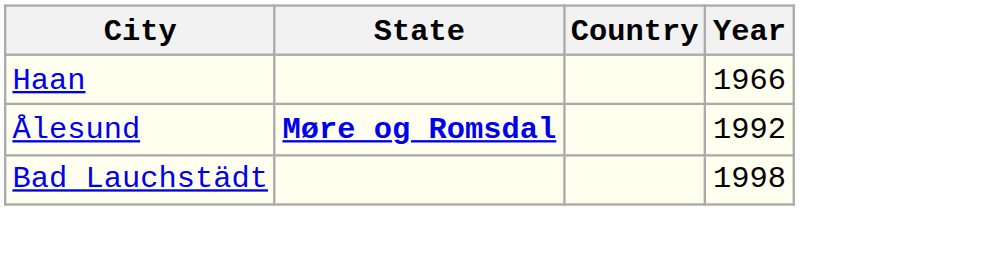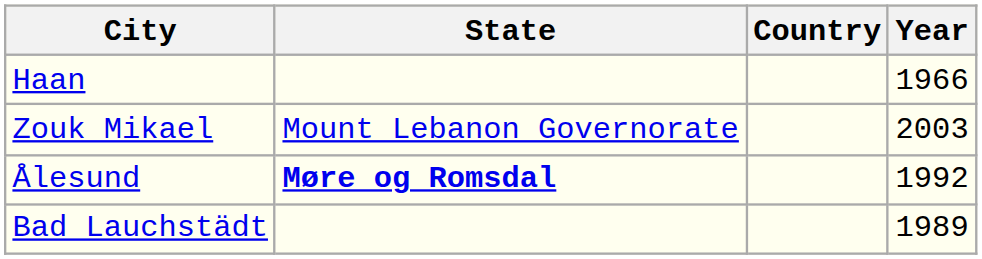+ row: (113, 130)
(750, 179) 1998 -> (932, 229) 1989
